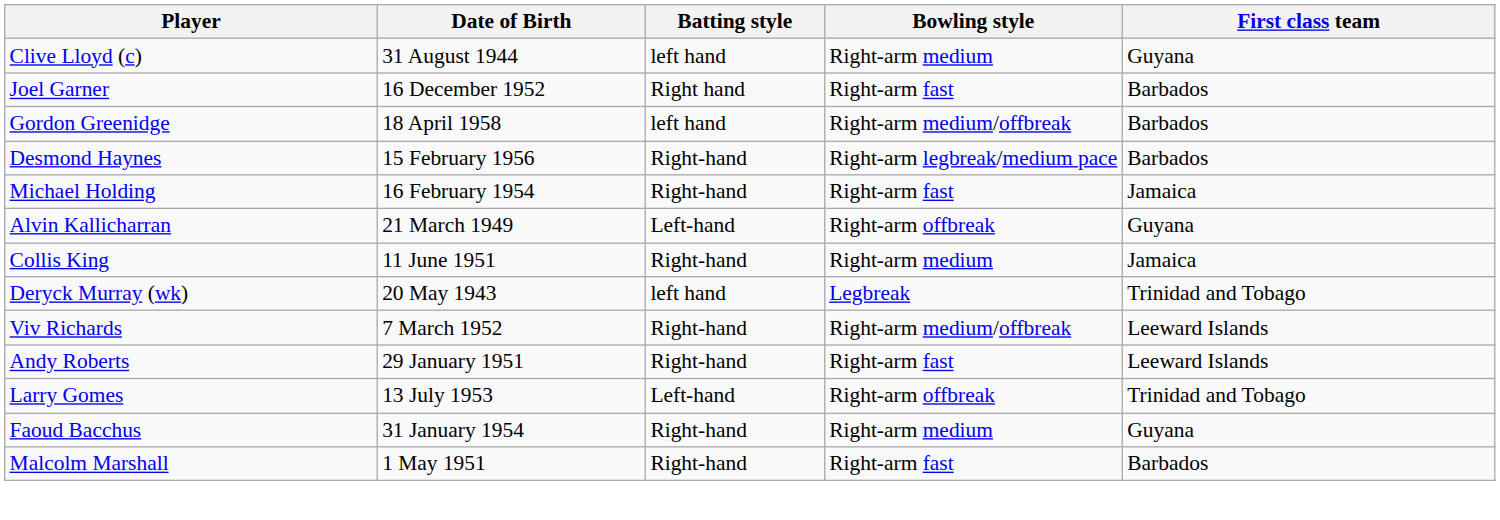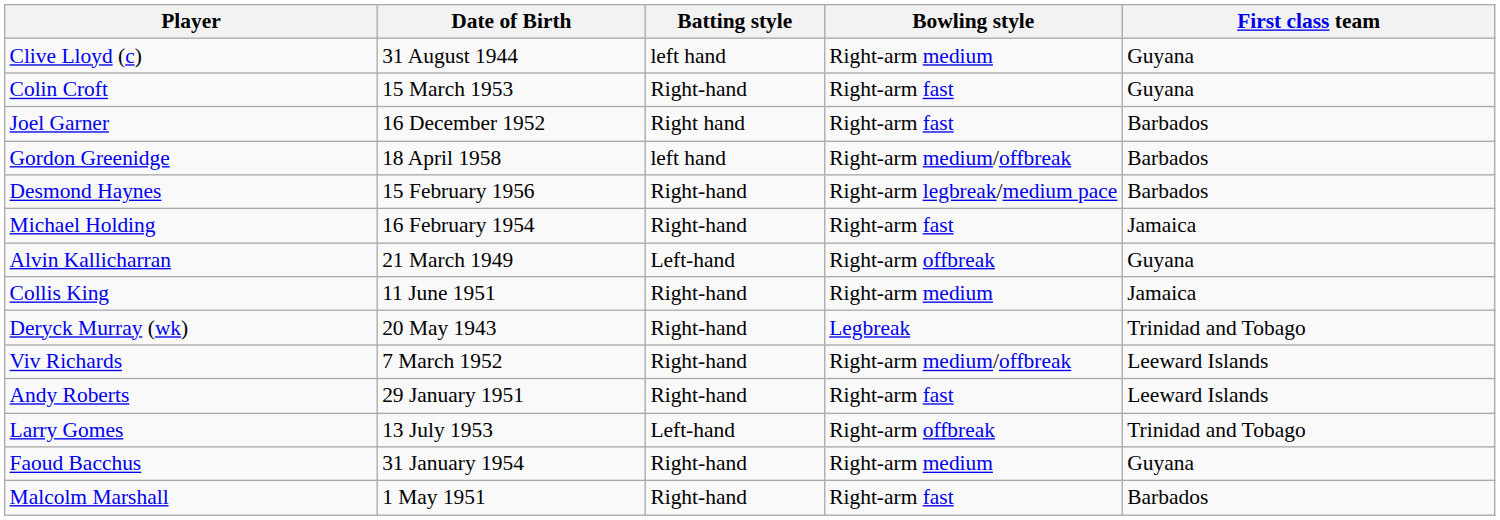+ row: (59, 89)
(688, 293) left hand -> (699, 327) Right-hand
